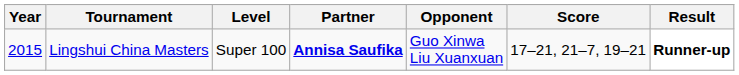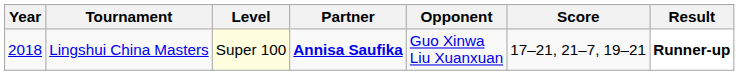(25, 50) 2015 -> (25, 50) 2018
(251, 50) no background -> (251, 50) lightyellow background
